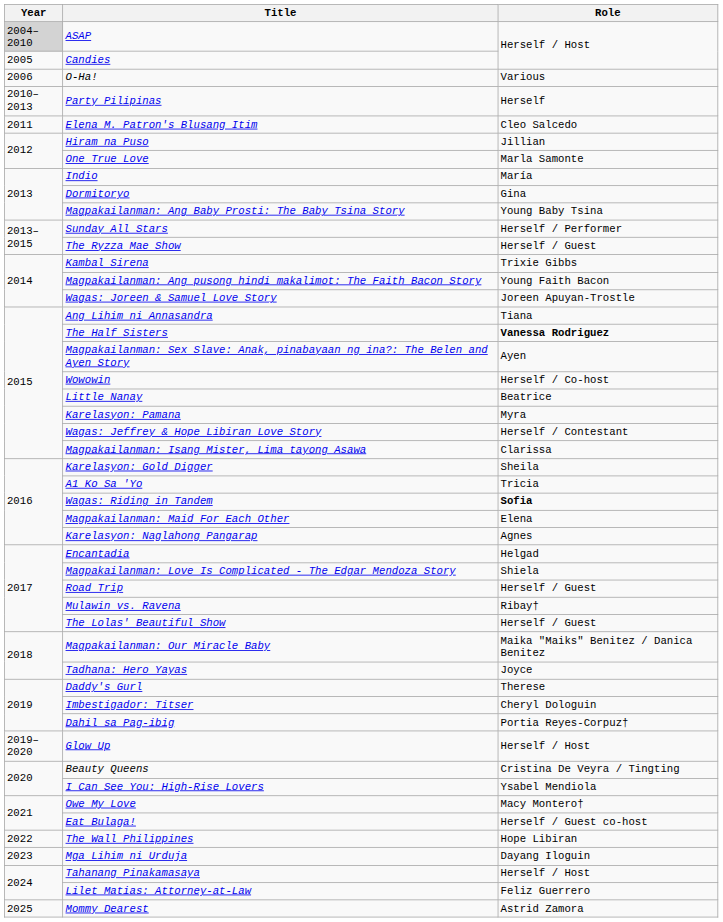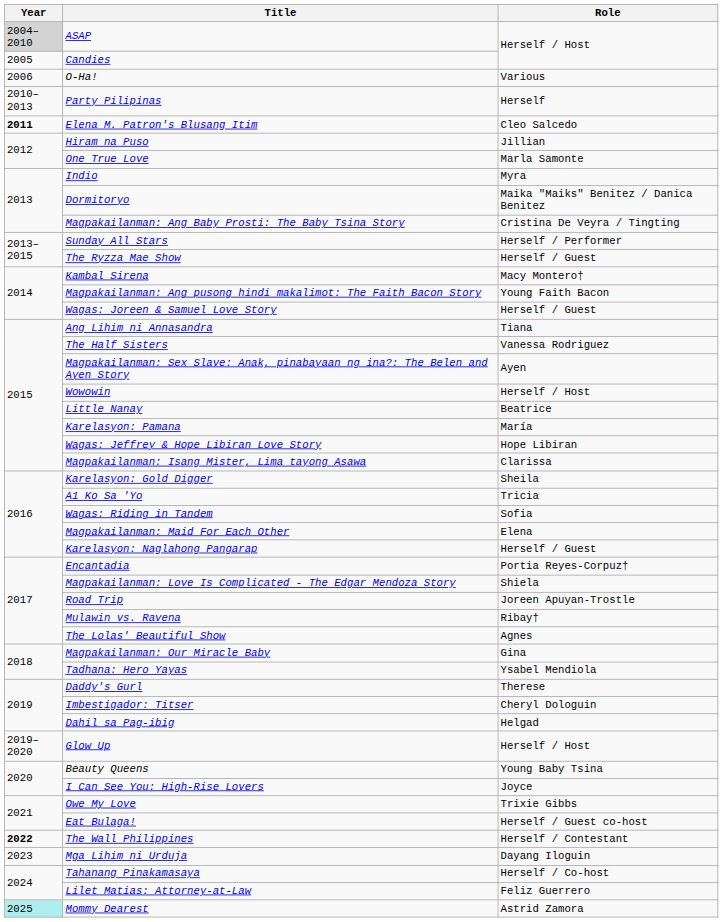(20, 125) normal -> (20, 125) bold
(516, 177) María -> (513, 177) Myra
(513, 194) Gina -> (596, 200) Maika "Maiks" Benitez / Danica Benitez
(552, 211) Young Baby Tsina -> (590, 224) Cristina De Veyra / Tingting
(539, 264) Trixie Gibbs -> (542, 276) Macy Montero†
(568, 298) Joreen Apuyan-Trostle -> (548, 311) Herself / Guest
(555, 333) bold -> (555, 345) normal
(555, 380) Herself / Co-host -> (545, 392) Herself / Host
(513, 415) Myra -> (516, 427) María
(564, 432) Herself / Contestant -> (539, 445) Hope Libiran
(516, 502) bold -> (516, 514) normal
(516, 536) Agnes -> (548, 549) Herself / Guest
(520, 554) Helgad -> (564, 566) Portia Reyes-Corpuz†
(548, 589) Herself / Guest -> (568, 601) Joreen Apuyan-Trostle
(548, 623) Herself / Guest -> (516, 636) Agnes
(596, 647) Maika "Maiks" Benitez / Danica Benitez -> (513, 653) Gina
(516, 670) Joyce -> (548, 670) Ysabel Mendiola
(564, 722) Portia Reyes-Corpuz† -> (520, 722) Helgad
(590, 770) Cristina De Veyra / Tingting -> (552, 770) Young Baby Tsina
(548, 787) Ysabel Mendiola -> (516, 787) Joyce
(542, 804) Macy Montero† -> (539, 804) Trixie Gibbs
(20, 839) normal -> (20, 839) bold
(539, 839) Hope Libiran -> (564, 839) Herself / Contestant
(545, 874) Herself / Host -> (555, 874) Herself / Co-host
(20, 909) no background -> (20, 909) paleturquoise background
